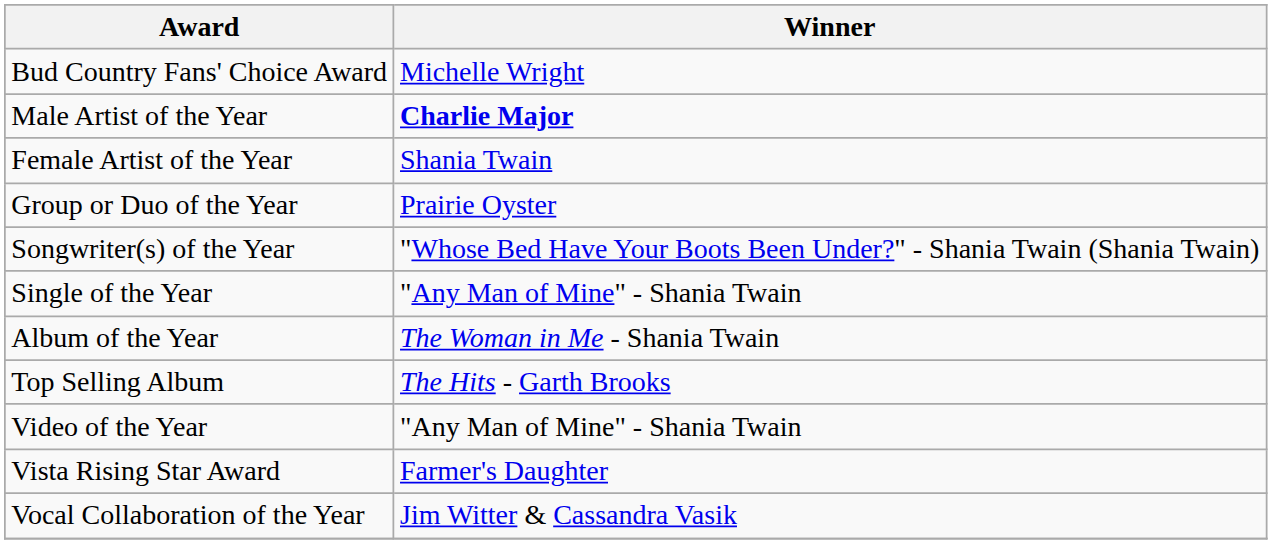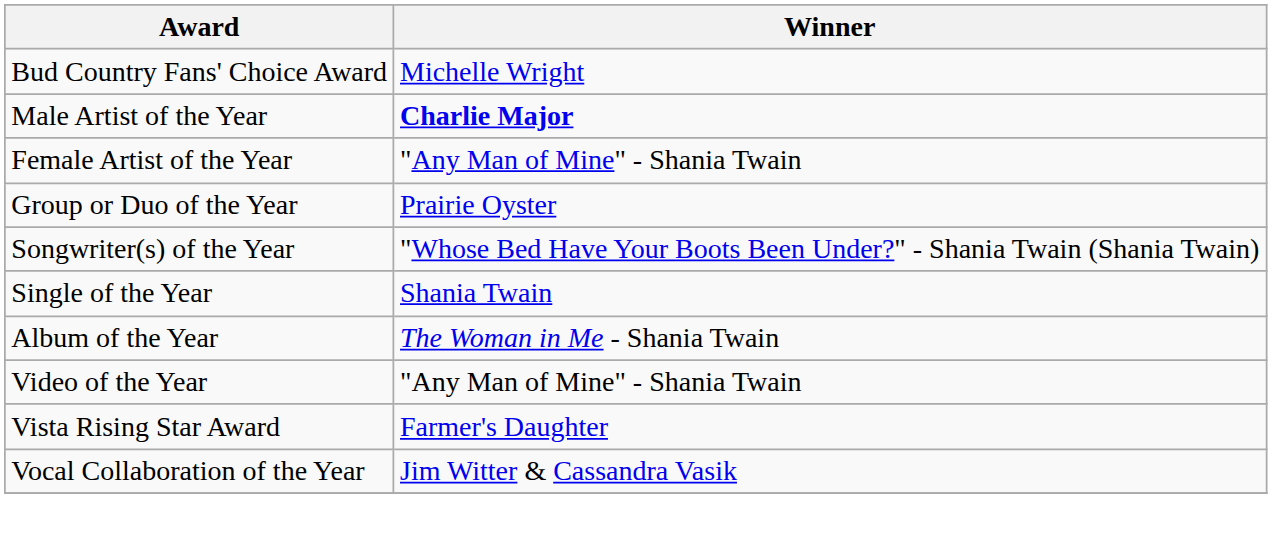(476, 159) Shania Twain -> (601, 159) "Any Man of Mine" - Shania Twain
(601, 293) "Any Man of Mine" - Shania Twain -> (476, 293) Shania Twain
- row: (118, 381)
